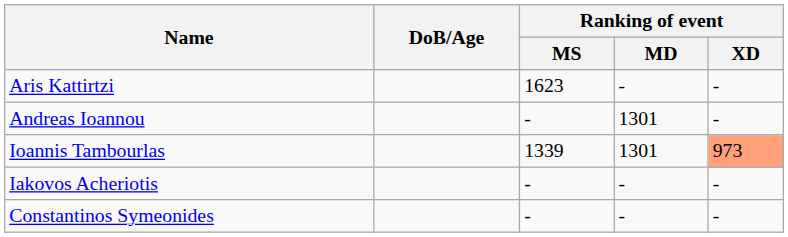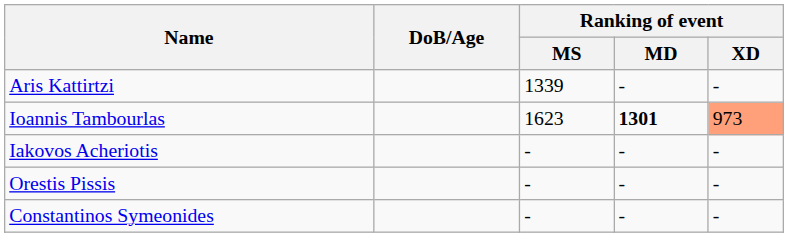(544, 86) 1623 -> (544, 86) 1339
- row: (77, 118)
(544, 151) 1339 -> (544, 118) 1623
(638, 151) normal -> (638, 118) bold
+ row: (62, 183)
